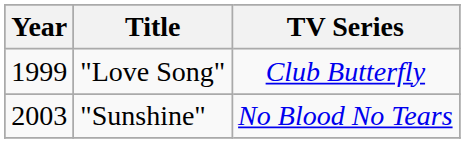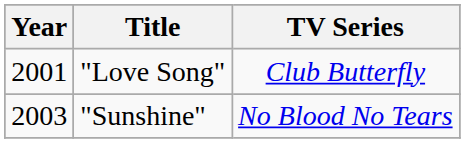(39, 71) 1999 -> (39, 71) 2001
